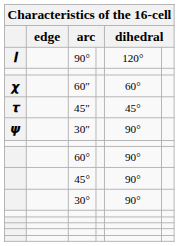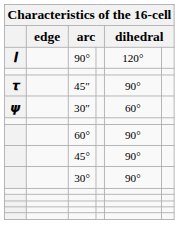- row: (15, 86)
(133, 108) 45° -> (133, 86) 90°
(133, 130) 90° -> (133, 107) 60°
